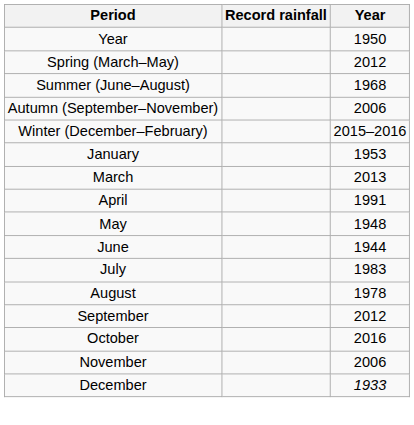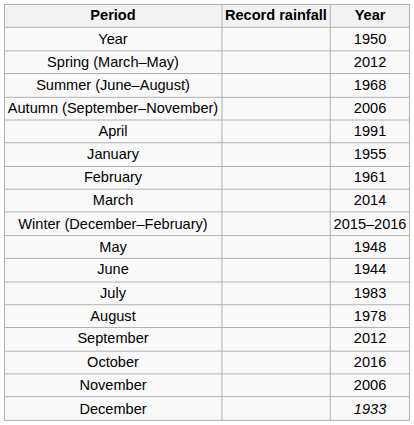rows swapped: (113, 131) <-> (113, 200)
(370, 154) 1953 -> (370, 154) 1955
+ row: (113, 177)
(370, 177) 2013 -> (370, 200) 2014
